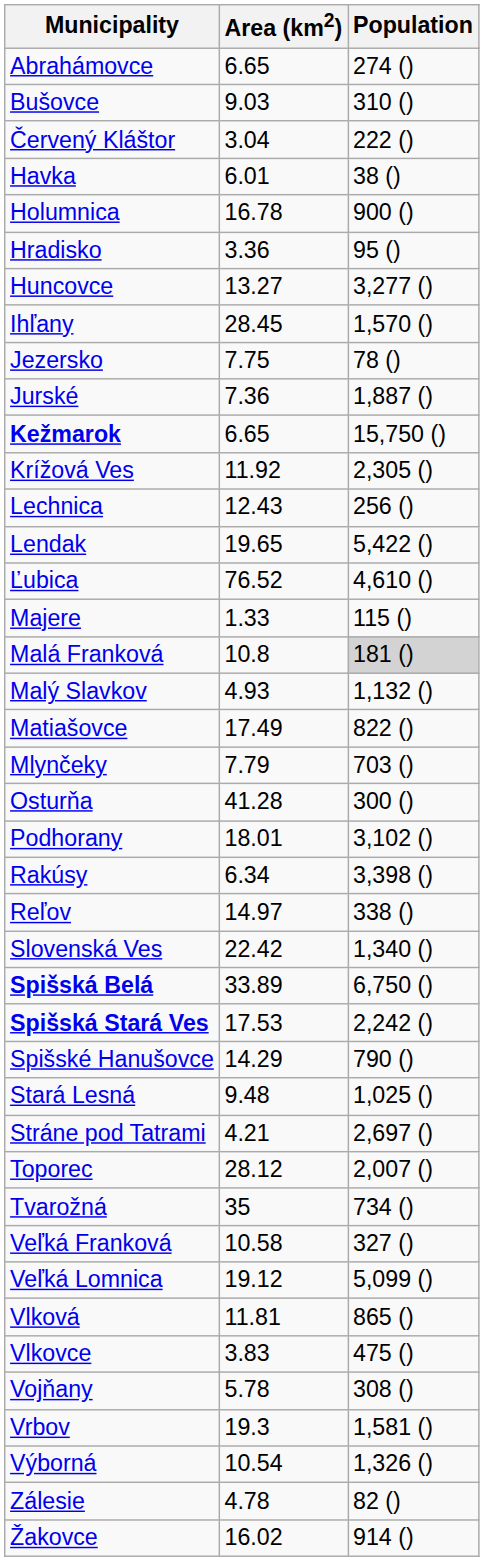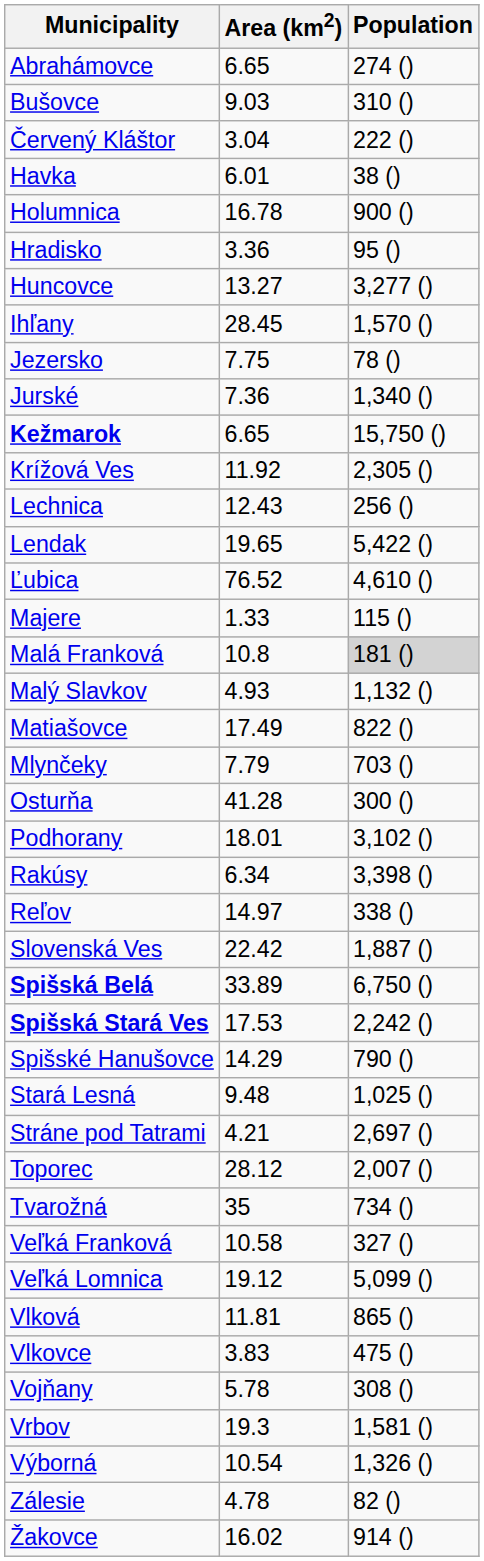(393, 397) 1,887 () -> (393, 397) 1,340 ()
(393, 949) 1,340 () -> (393, 949) 1,887 ()
